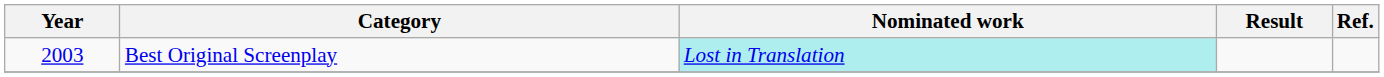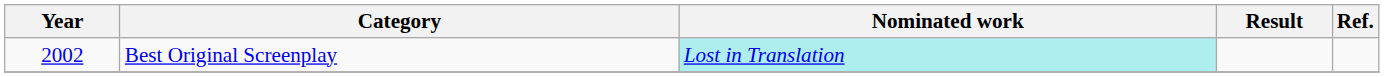(62, 54) 2003 -> (62, 54) 2002
